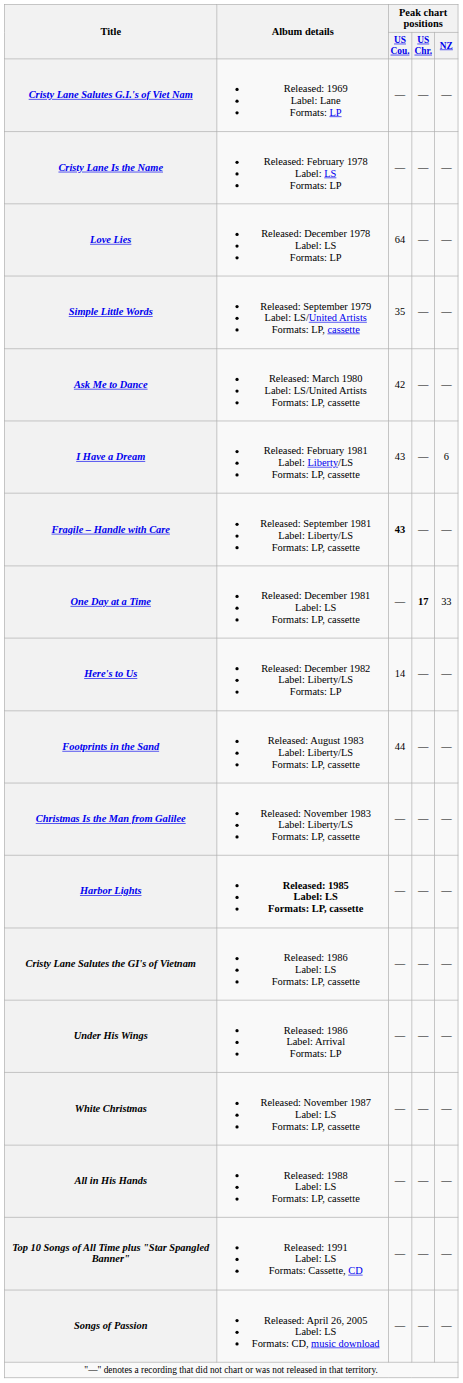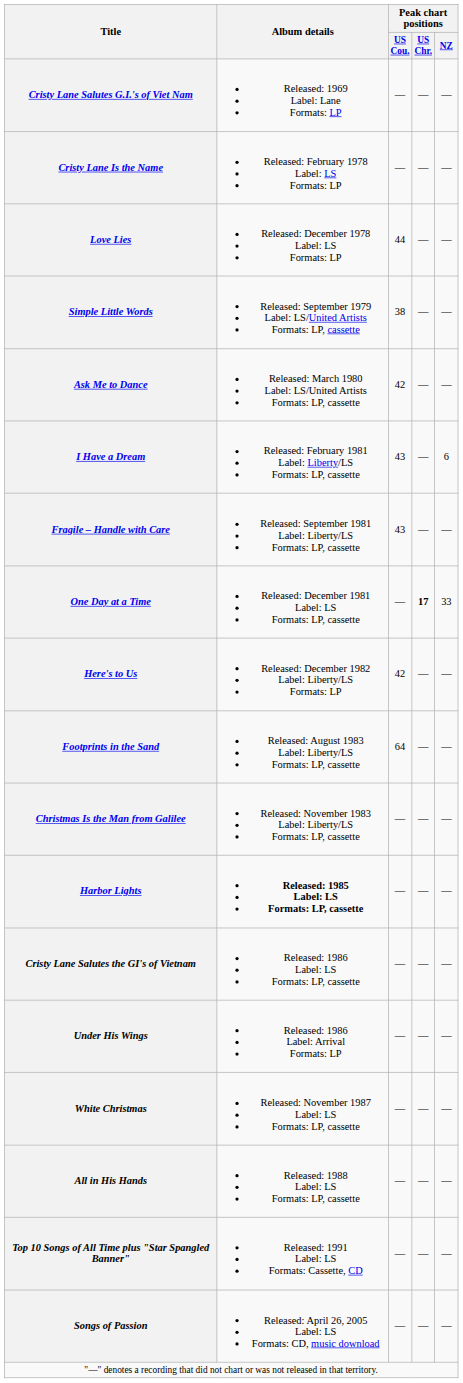(400, 240) 64 -> (400, 240) 44
(400, 312) 35 -> (400, 312) 38
(400, 529) bold -> (400, 529) normal
(400, 674) 14 -> (400, 674) 42
(400, 746) 44 -> (400, 746) 64
